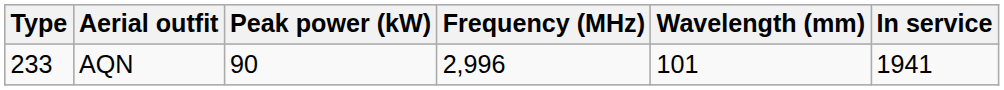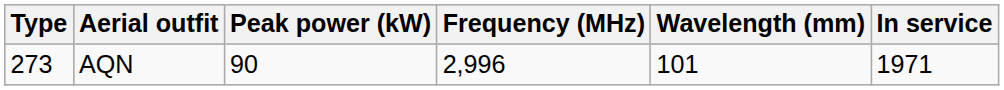(32, 64) 233 -> (32, 64) 273
(905, 64) 1941 -> (905, 64) 1971
